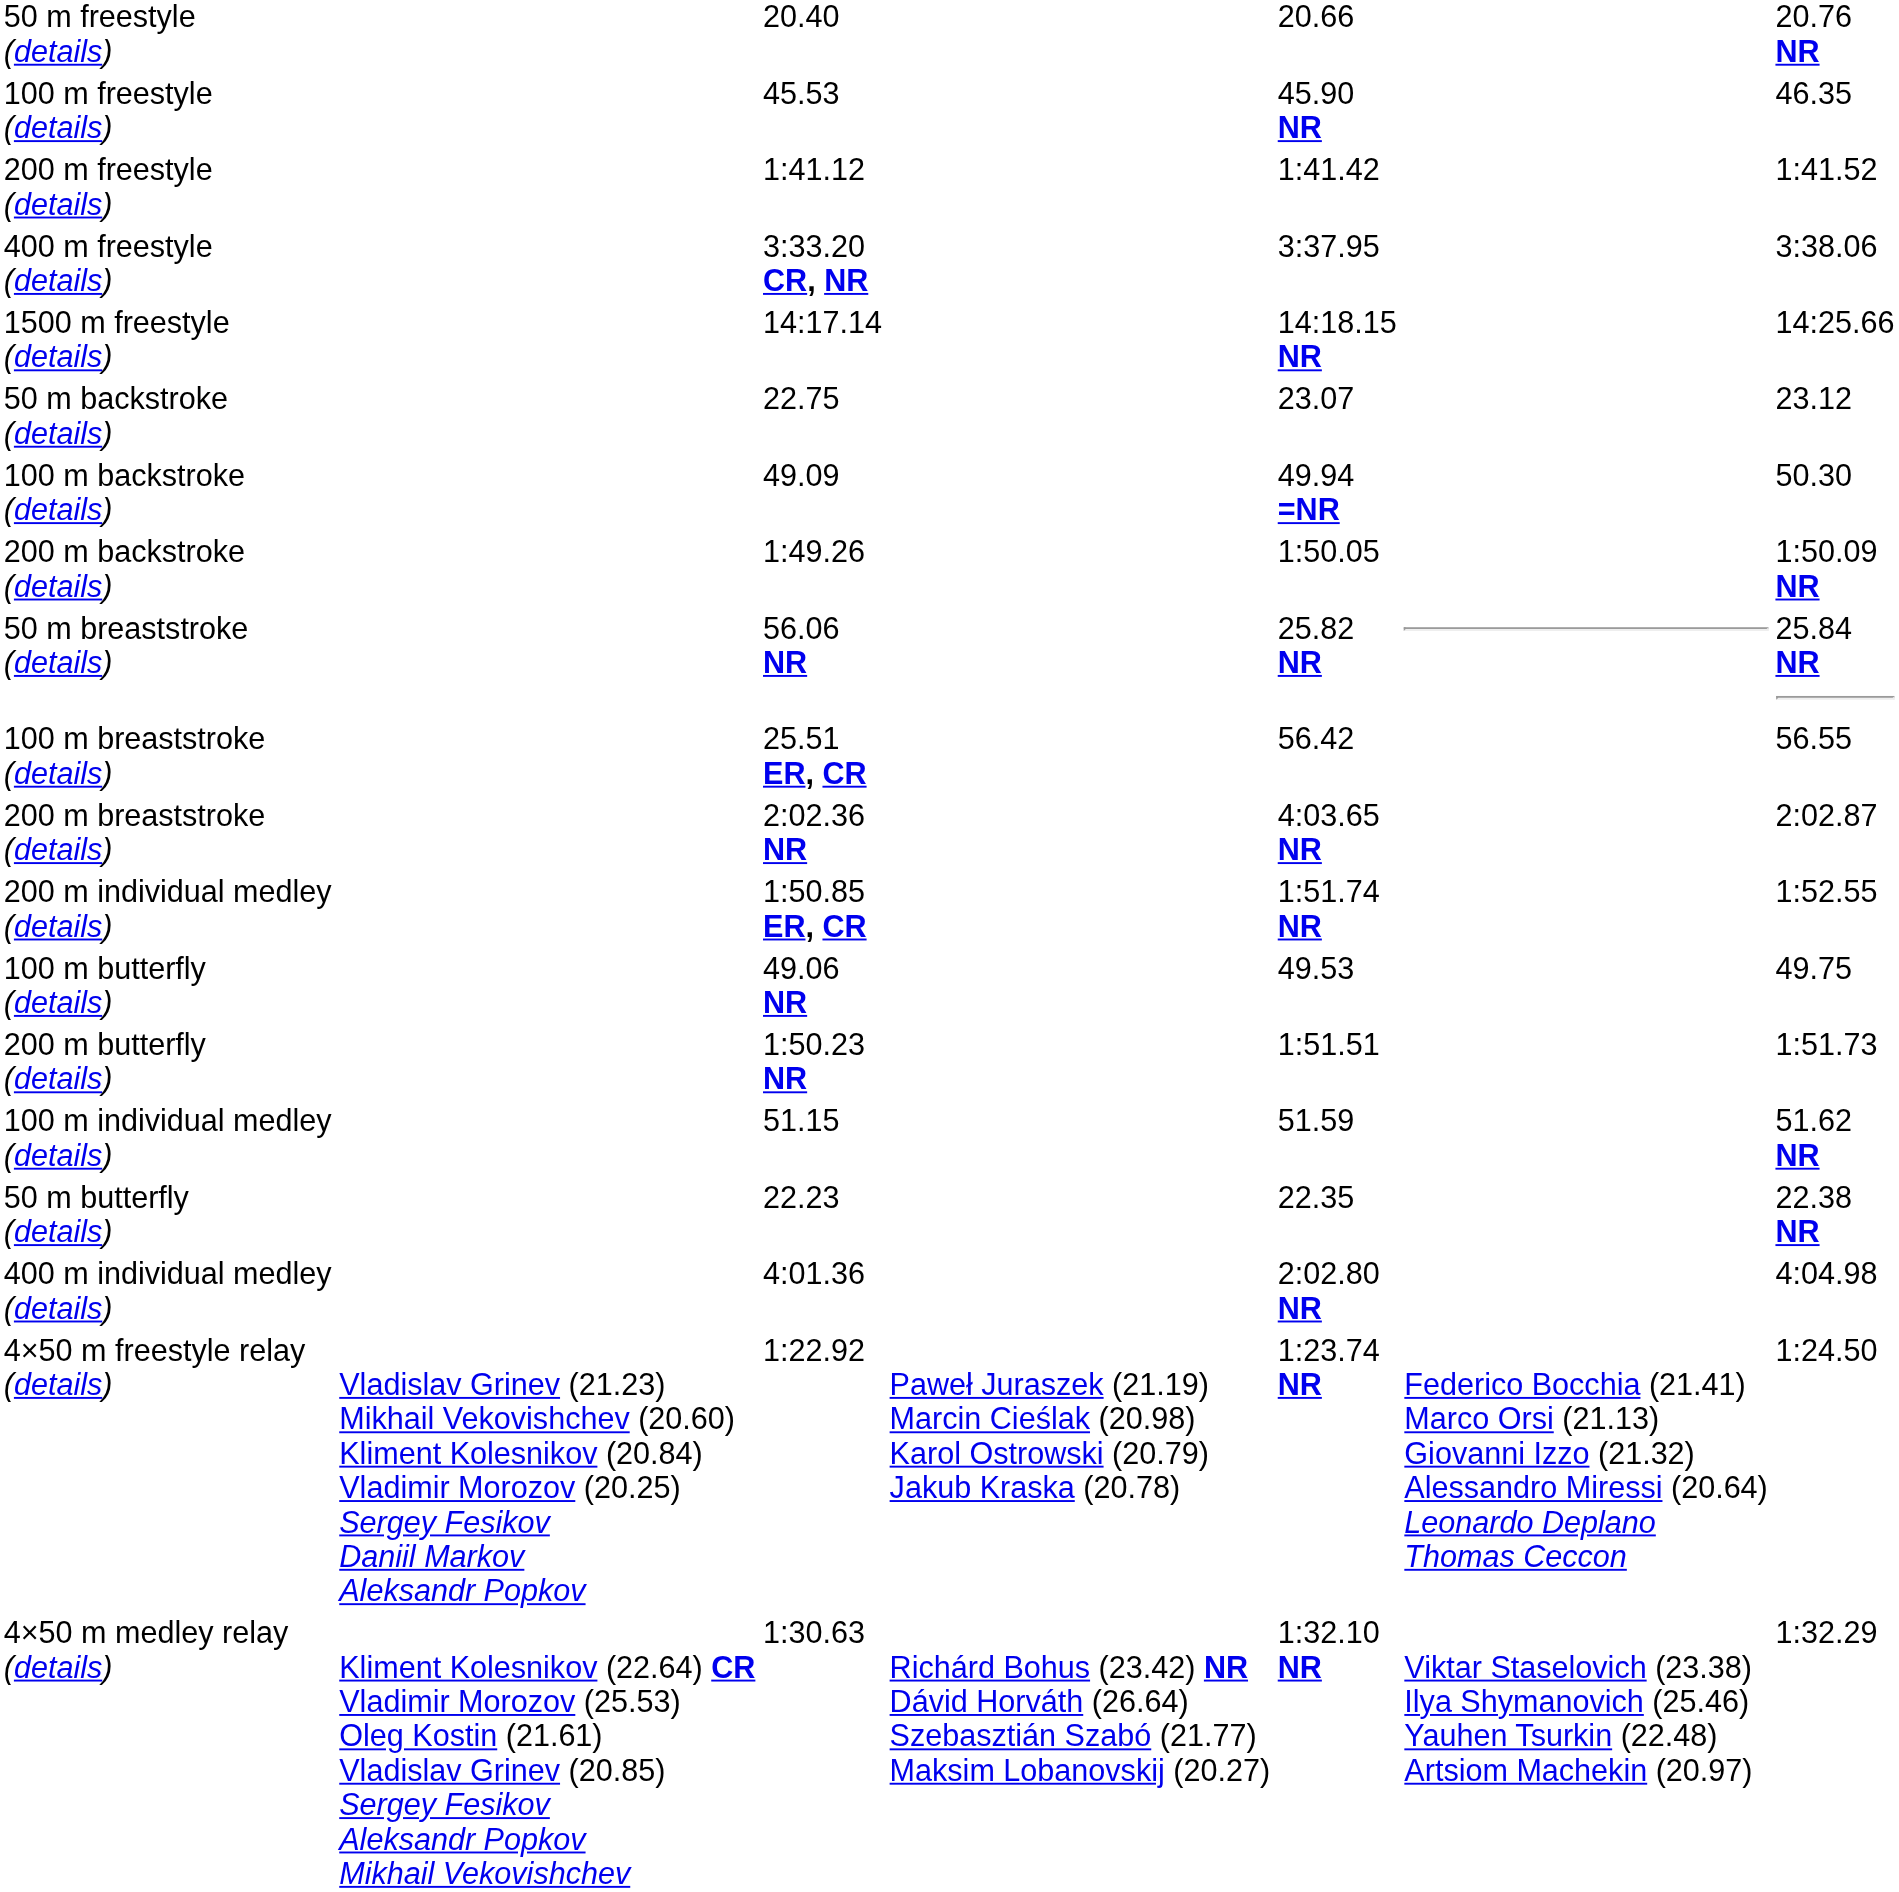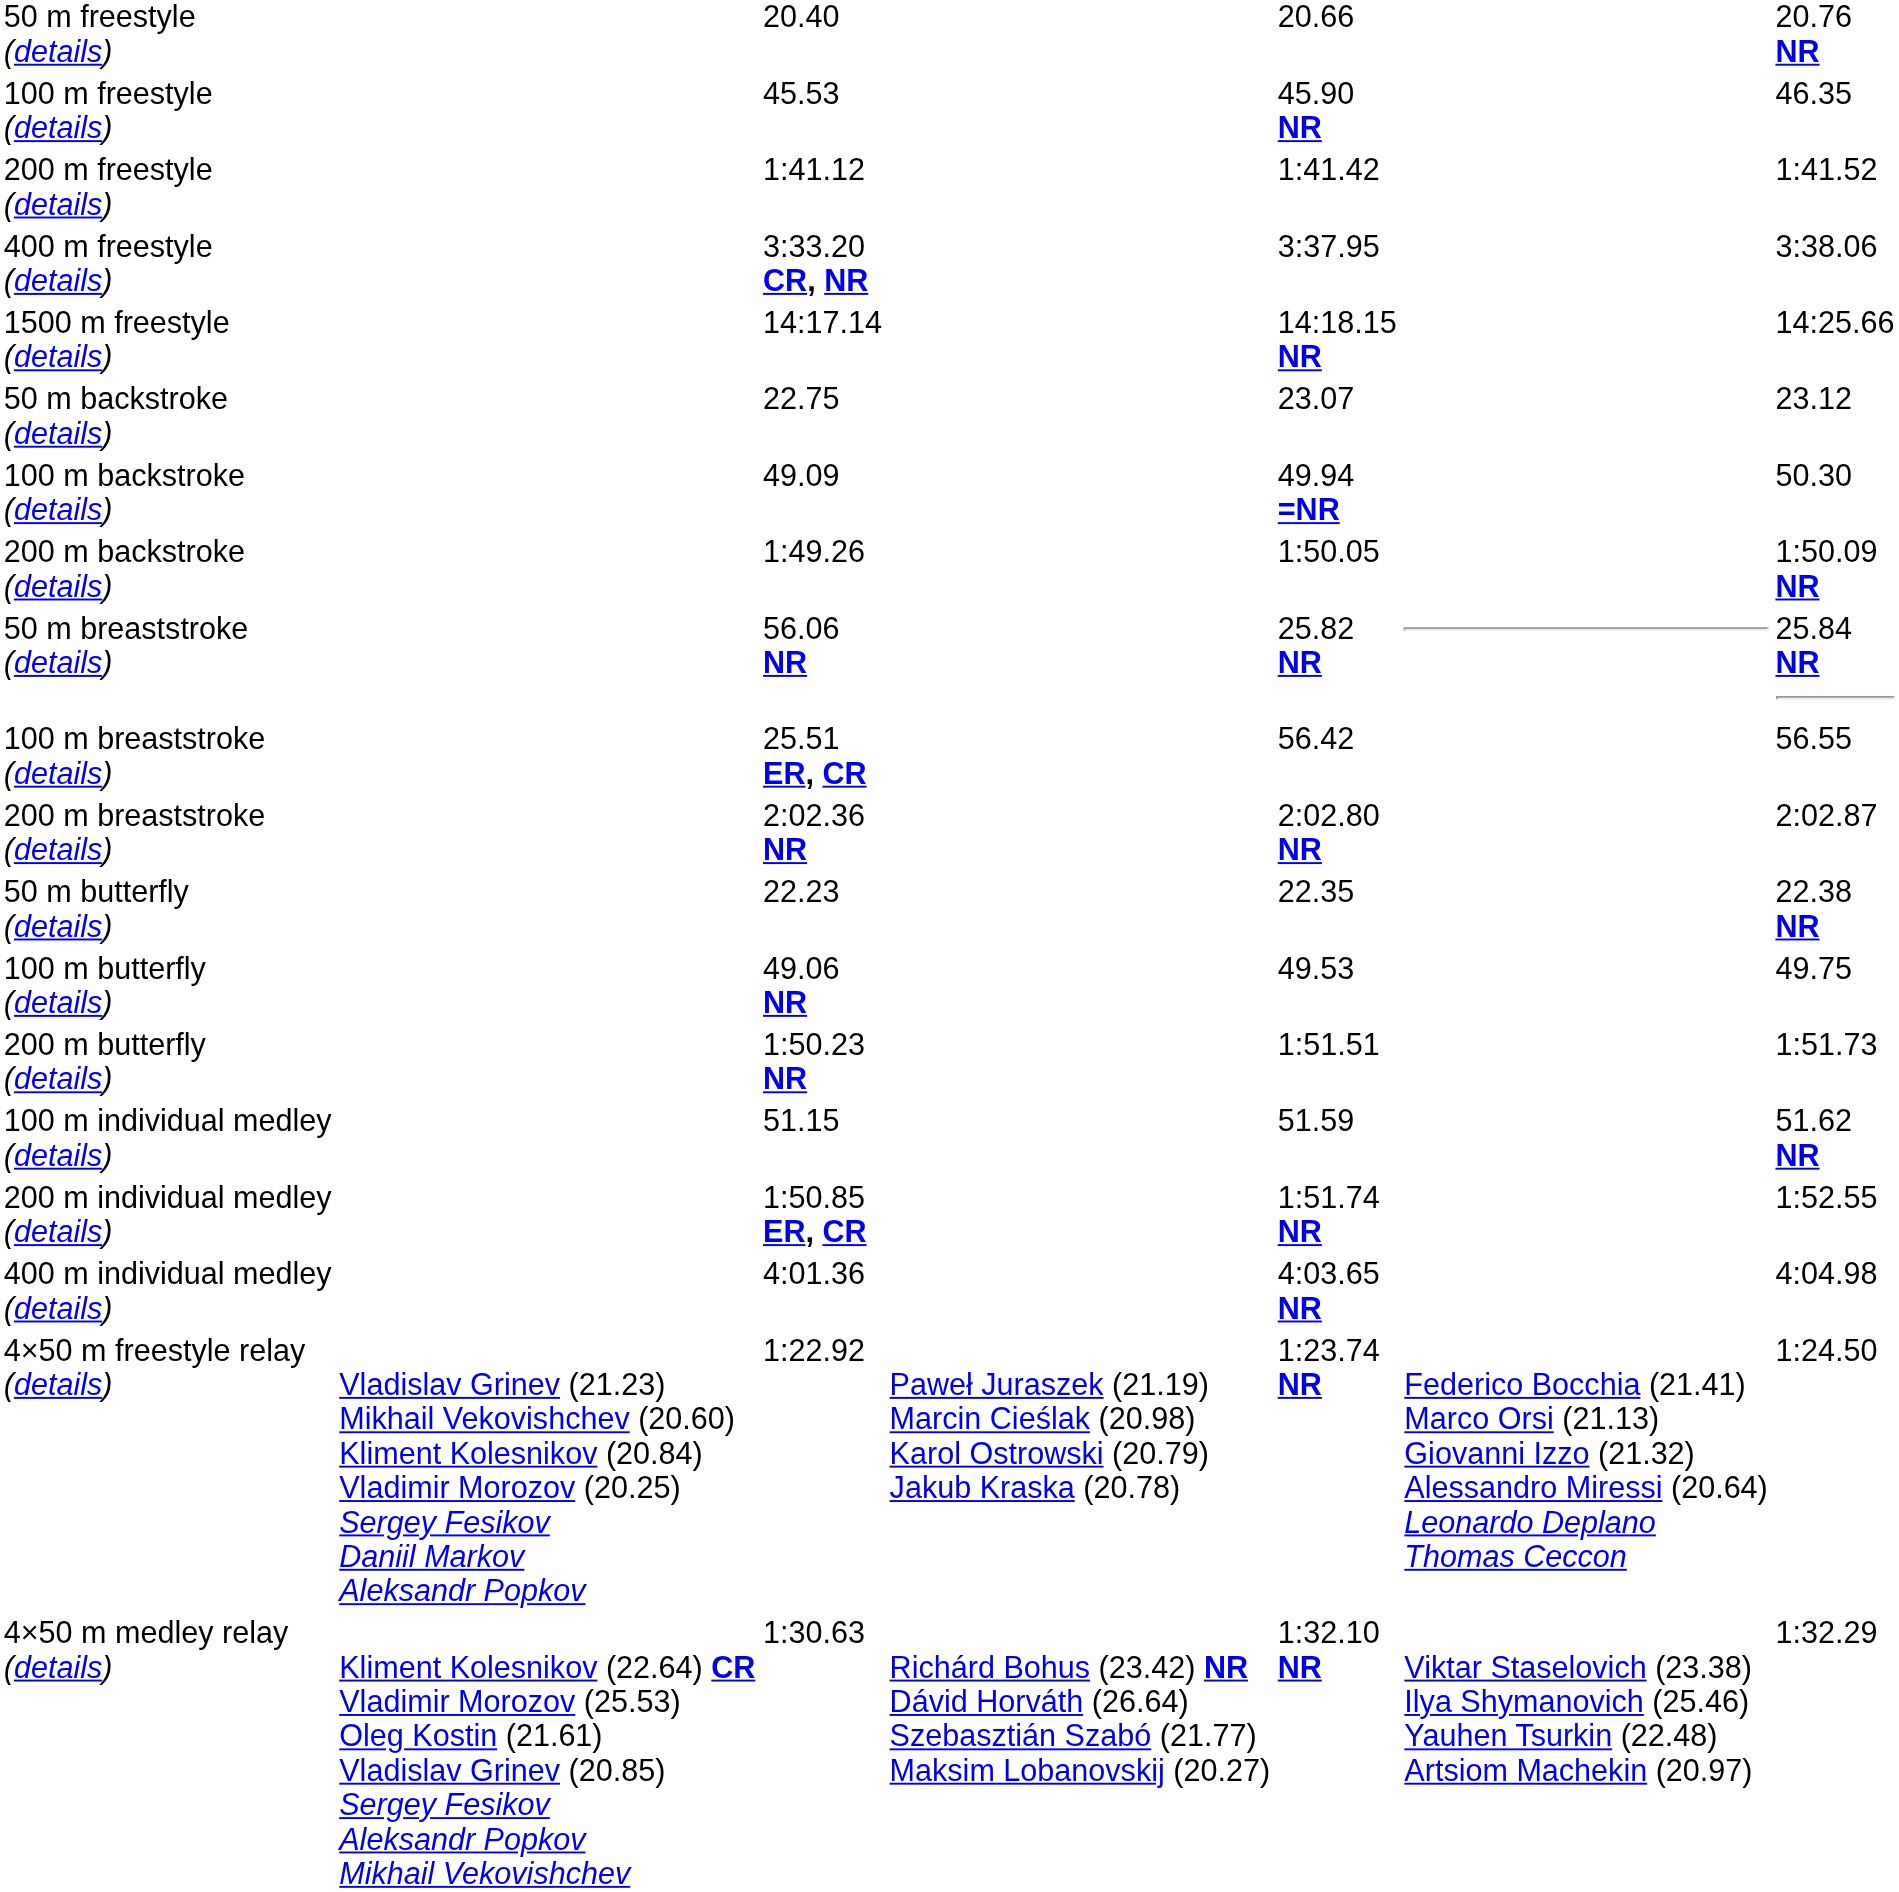(1329, 833) 4:03.65 NR -> (1329, 833) 2:02.80 NR
rows swapped: (96, 1215) <-> (168, 909)
(1329, 1291) 2:02.80 NR -> (1329, 1291) 4:03.65 NR
